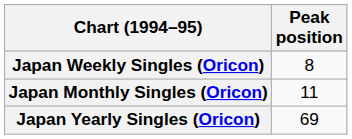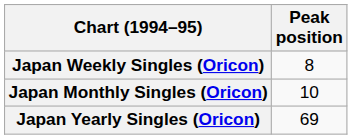(309, 92) 11 -> (309, 92) 10
